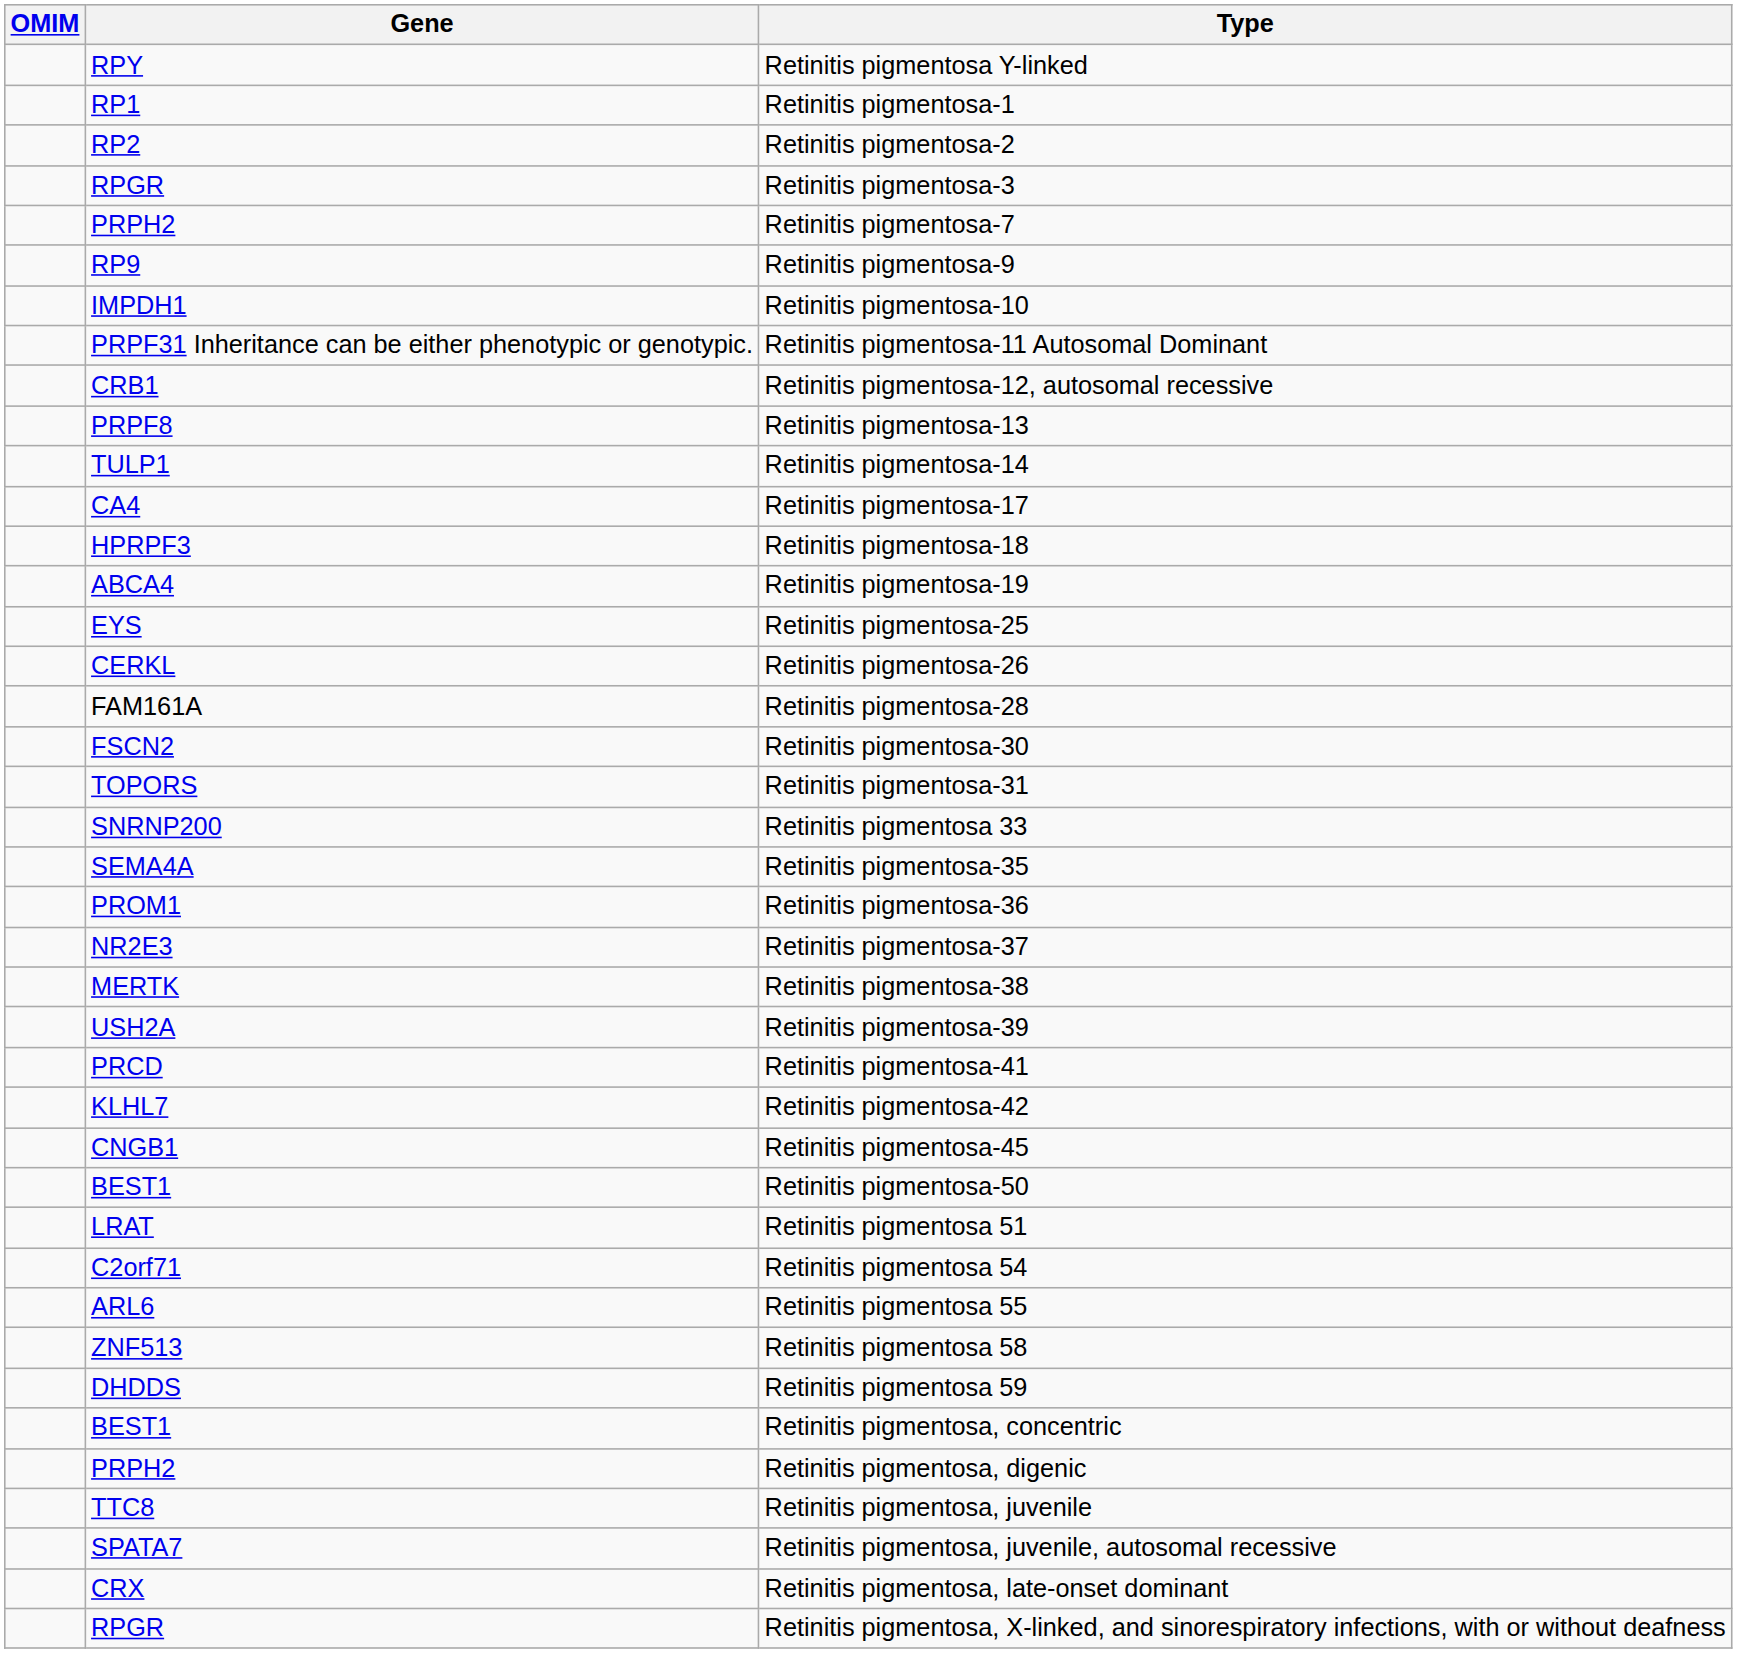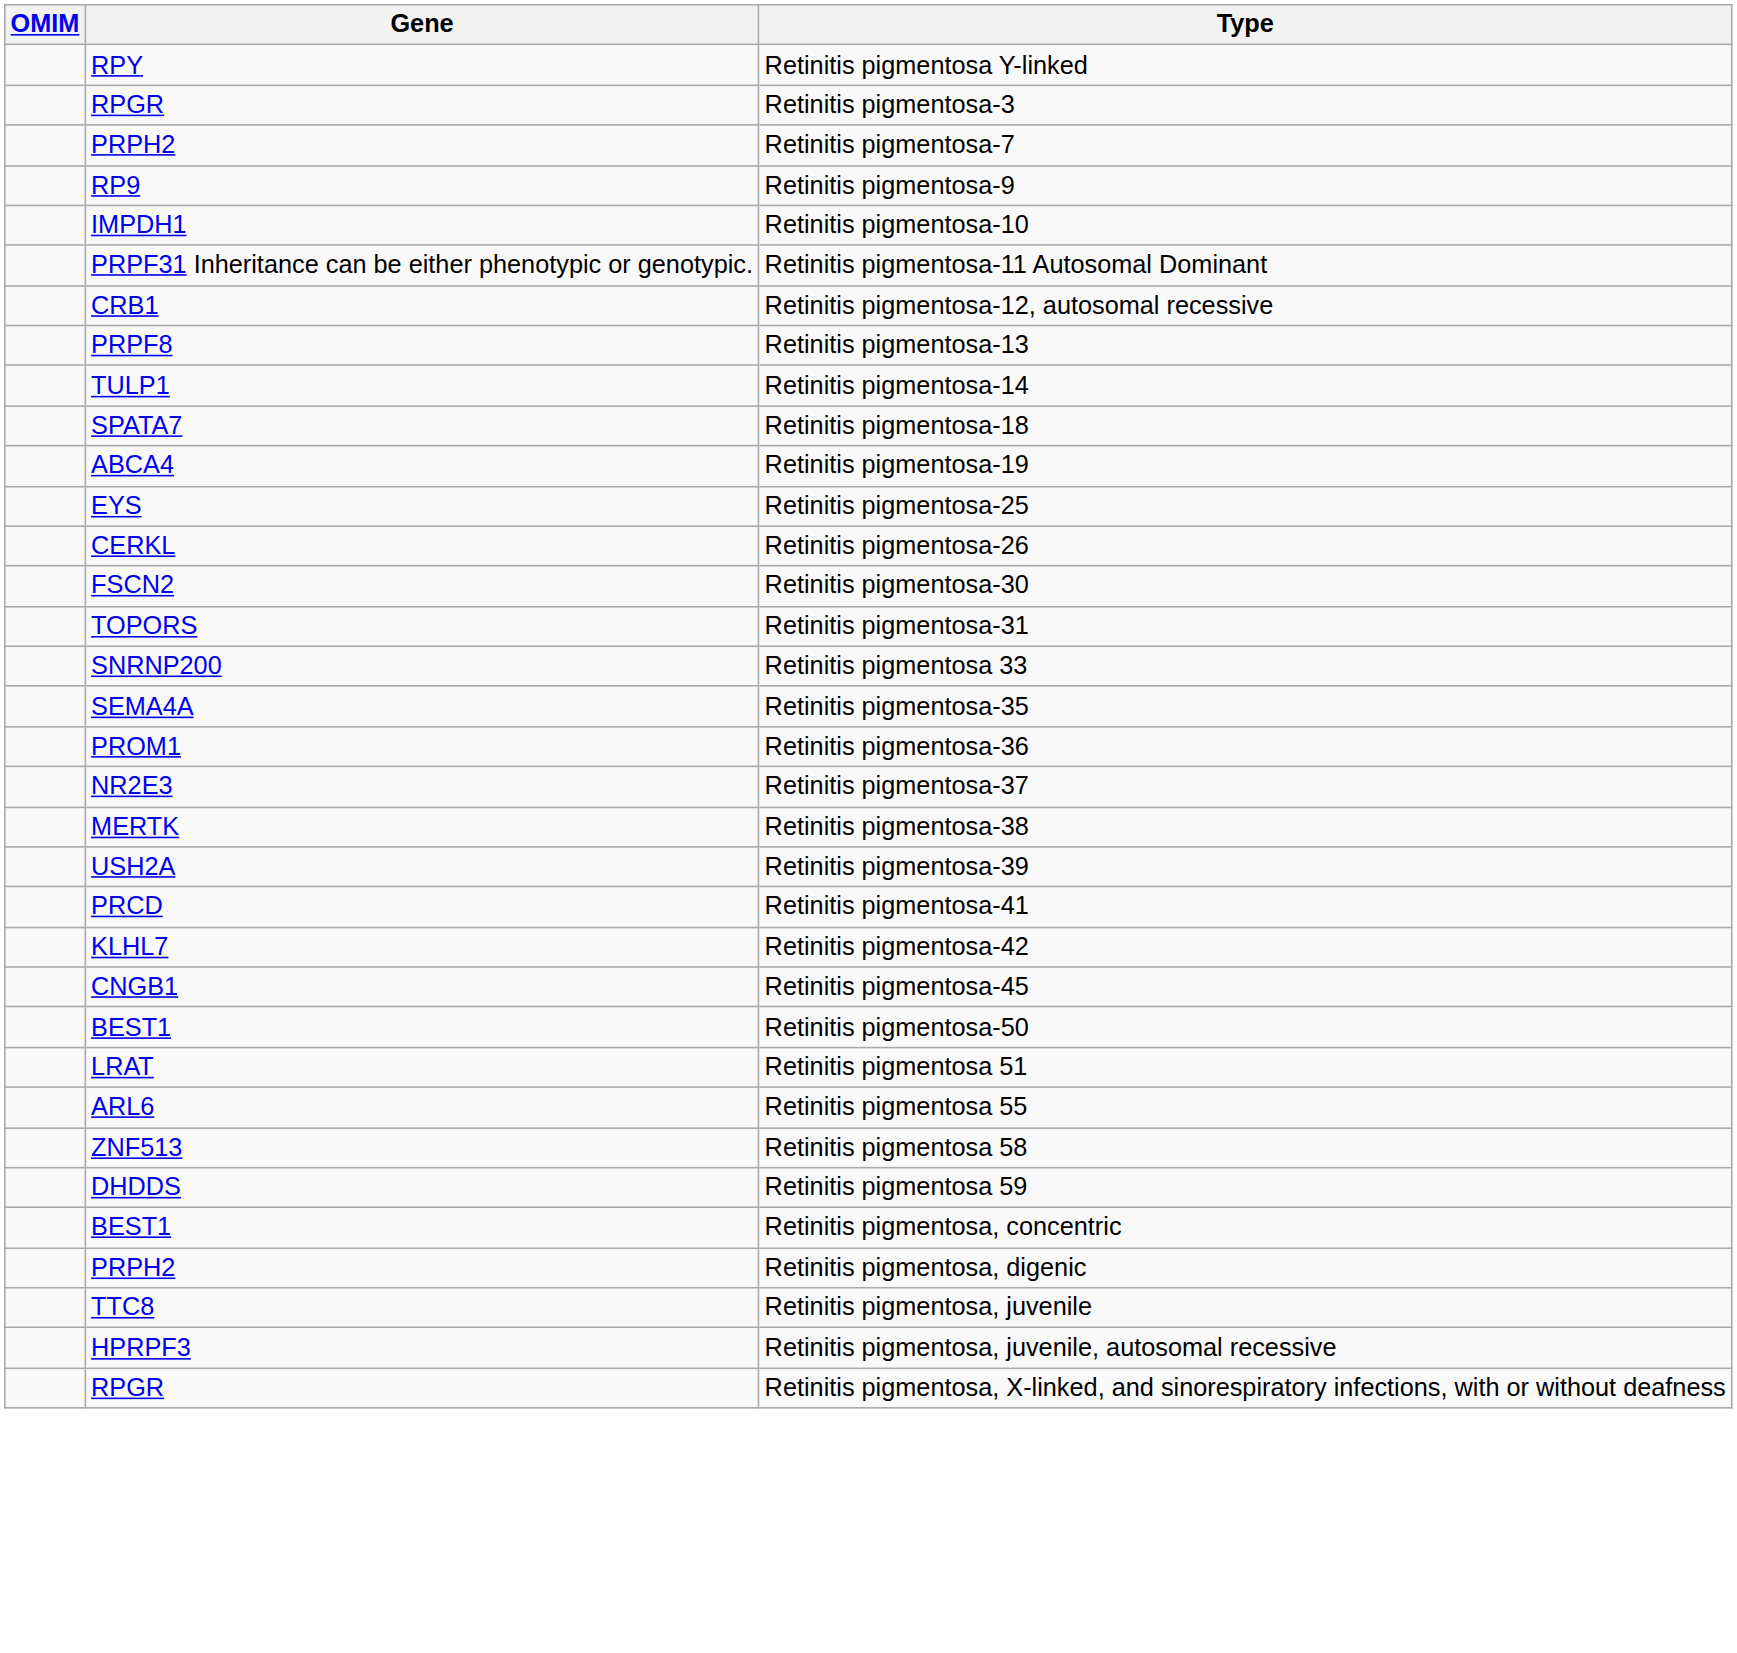- row: (890, 104)
- row: (890, 144)
- row: (897, 505)
(141, 545) HPRPF3 -> (137, 425) SPATA7
- row: (897, 706)
- row: (896, 1267)
(137, 1548) SPATA7 -> (141, 1347) HPRPF3
- row: (996, 1588)
